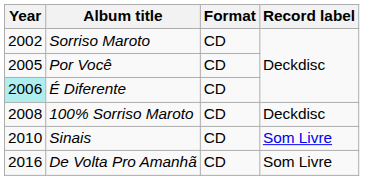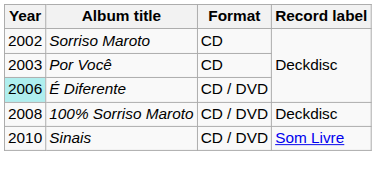(25, 65) 2005 -> (25, 65) 2003
(215, 89) CD -> (234, 89) CD / DVD
(215, 114) CD -> (234, 114) CD / DVD
(215, 138) CD -> (234, 138) CD / DVD
- row: (123, 162)
